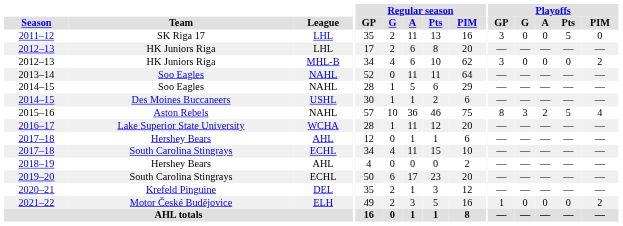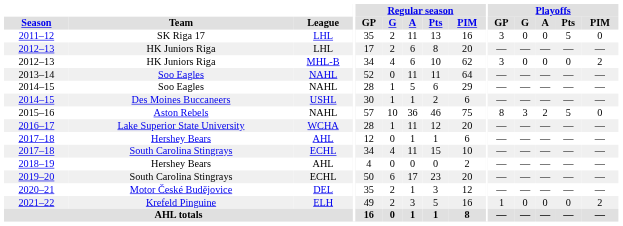(600, 112) 4 -> (600, 112) 0
(181, 189) Krefeld Pinguine -> (181, 189) Motor České Budějovice
(181, 202) Motor České Budějovice -> (181, 202) Krefeld Pinguine
